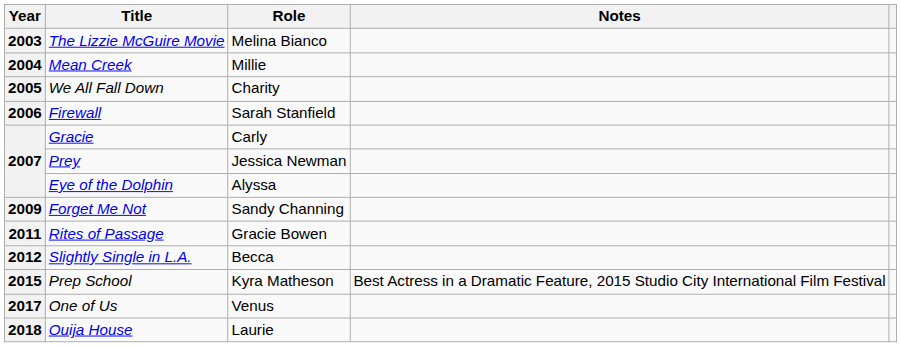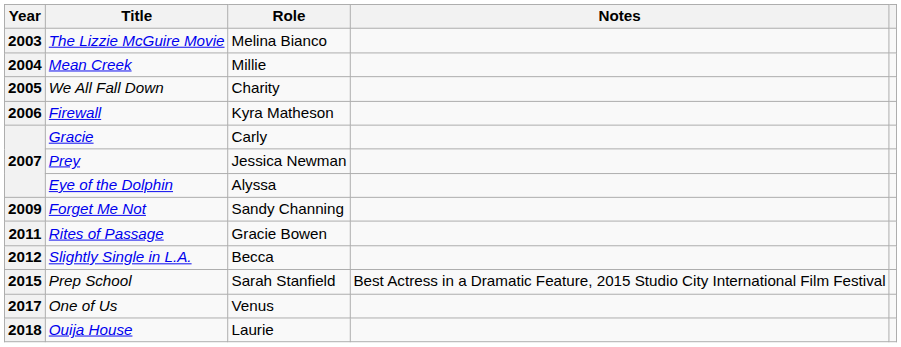(283, 112) Sarah Stanfield -> (283, 112) Kyra Matheson
(283, 281) Kyra Matheson -> (283, 281) Sarah Stanfield
